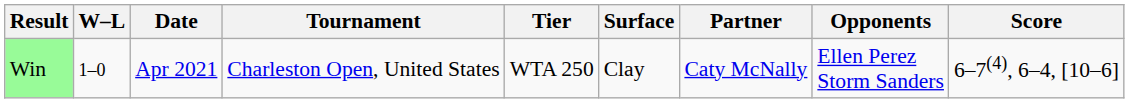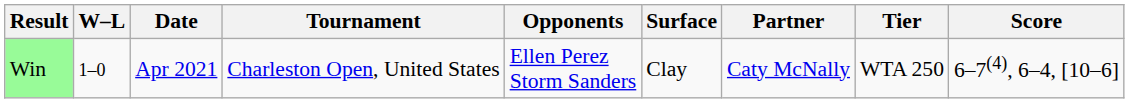columns swapped: (552, 21) <-> (881, 21)
